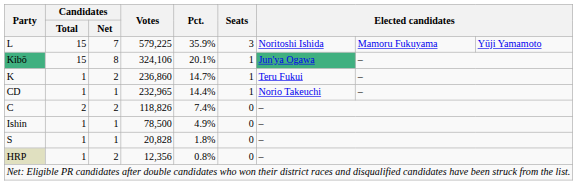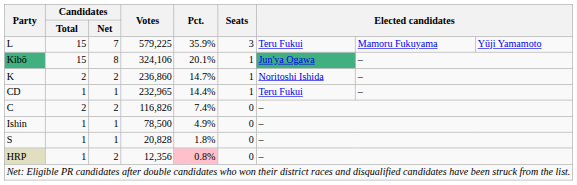(291, 44) Noritoshi Ishida -> (281, 44) Teru Fukui
(84, 76) 1 -> (84, 76) 2
(281, 76) Teru Fukui -> (291, 76) Noritoshi Ishida
(290, 92) Norio Takeuchi -> (281, 92) Teru Fukui
(156, 108) 118,826 -> (156, 108) 116,826
(205, 156) no background -> (205, 156) pink background
